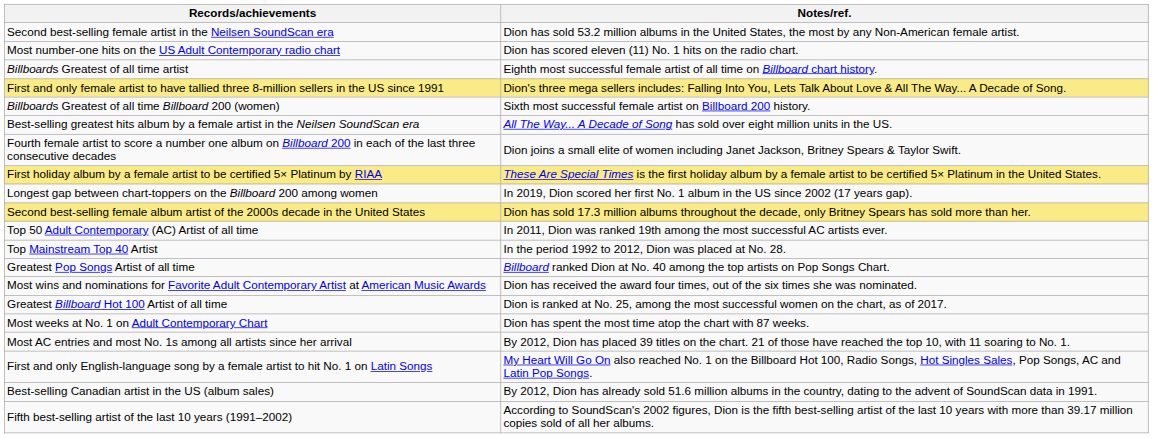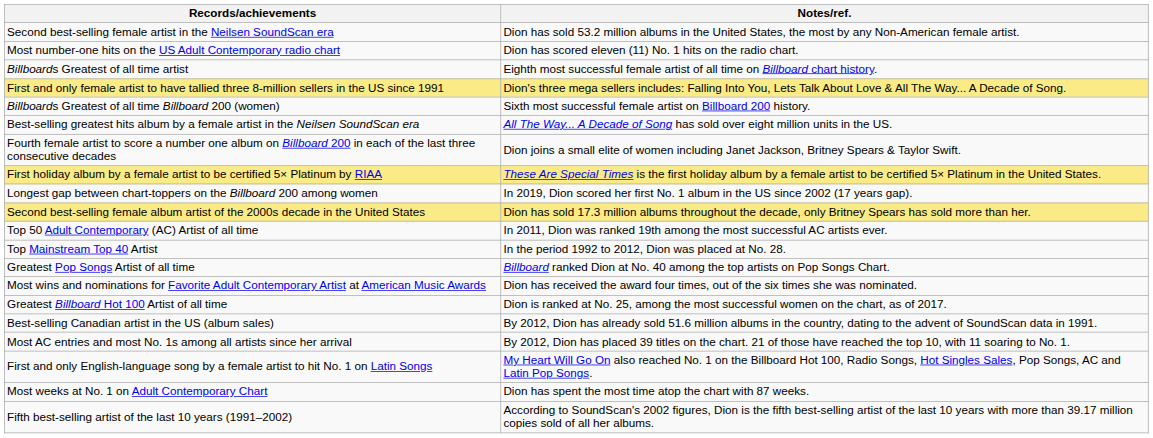rows swapped: (137, 323) <-> (140, 391)
